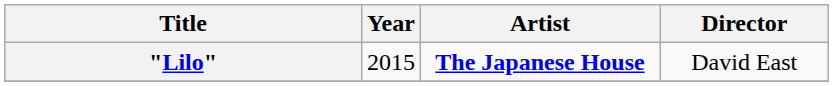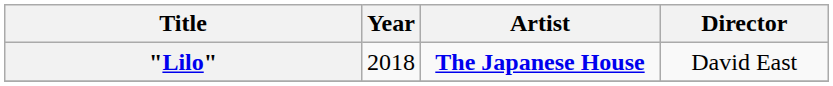(391, 61) 2015 -> (391, 61) 2018
